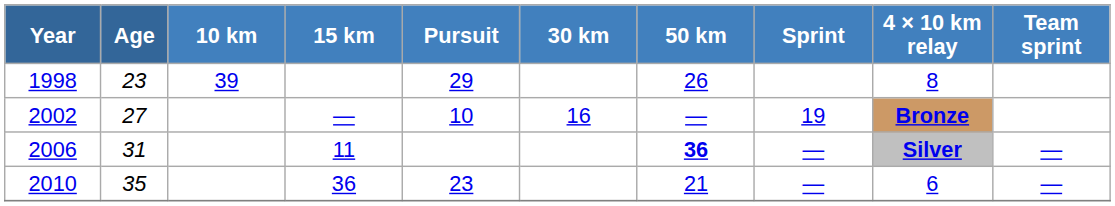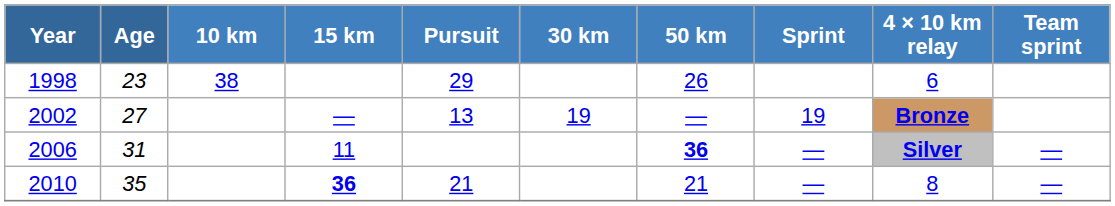(227, 81) 39 -> (227, 81) 38
(932, 81) 8 -> (932, 81) 6
(461, 115) 10 -> (461, 115) 13
(579, 115) 16 -> (579, 115) 19
(344, 184) normal -> (344, 184) bold
(461, 184) 23 -> (461, 184) 21
(932, 184) 6 -> (932, 184) 8
